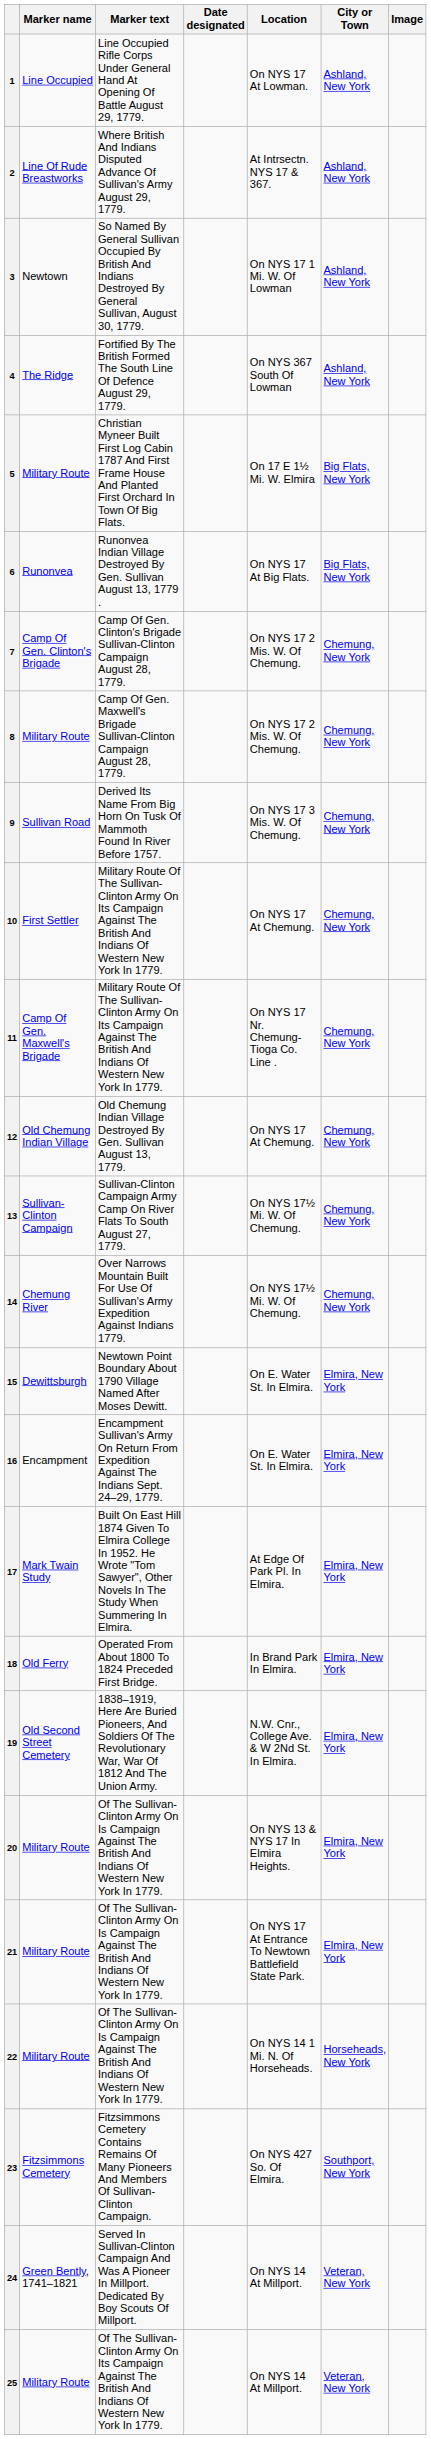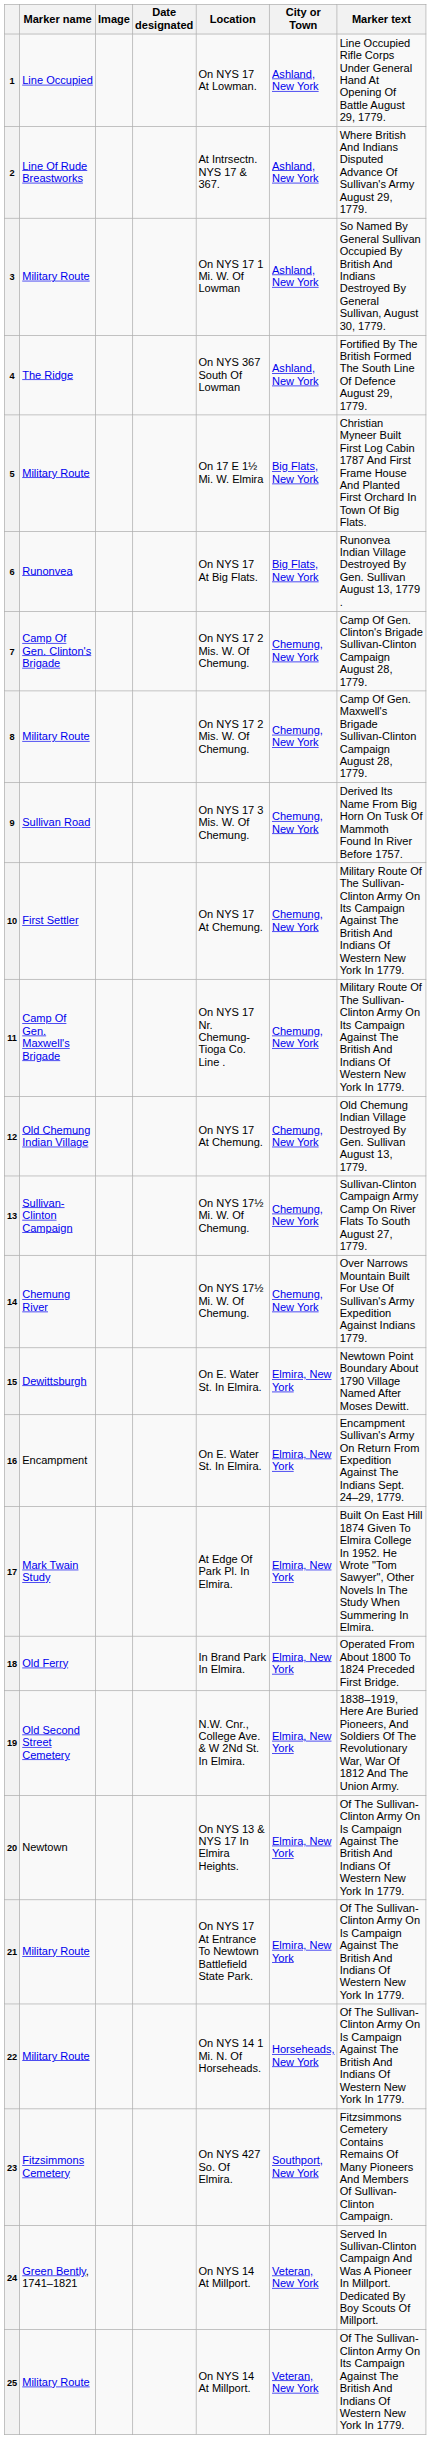columns swapped: (407, 19) <-> (140, 19)
(45, 276) Newtown -> (56, 276) Military Route
(56, 1847) Military Route -> (45, 1847) Newtown
